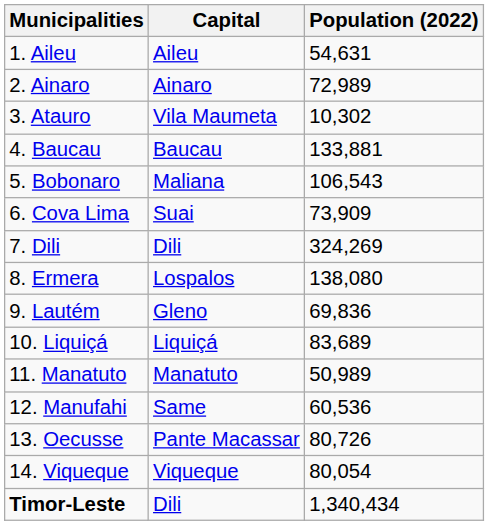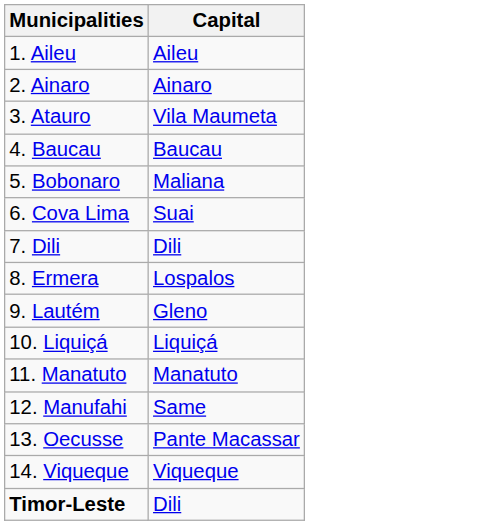- column: (394, 20)
